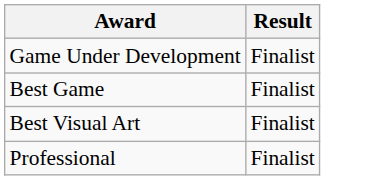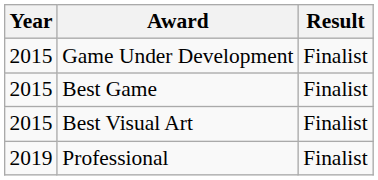+ column: (31, 21)
